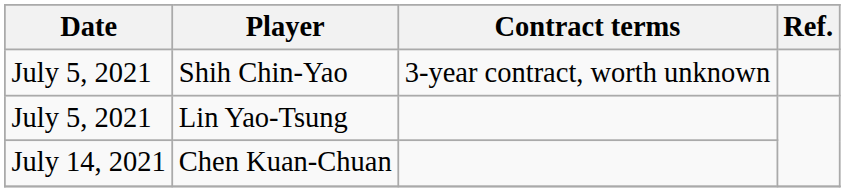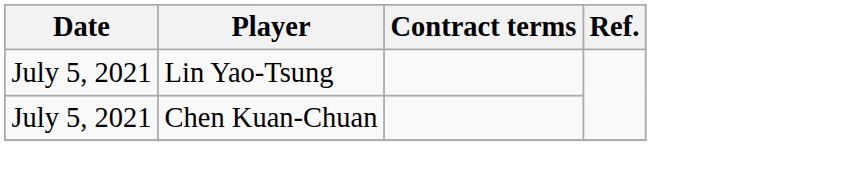- row: (263, 72)
(89, 162) July 14, 2021 -> (81, 117) July 5, 2021
